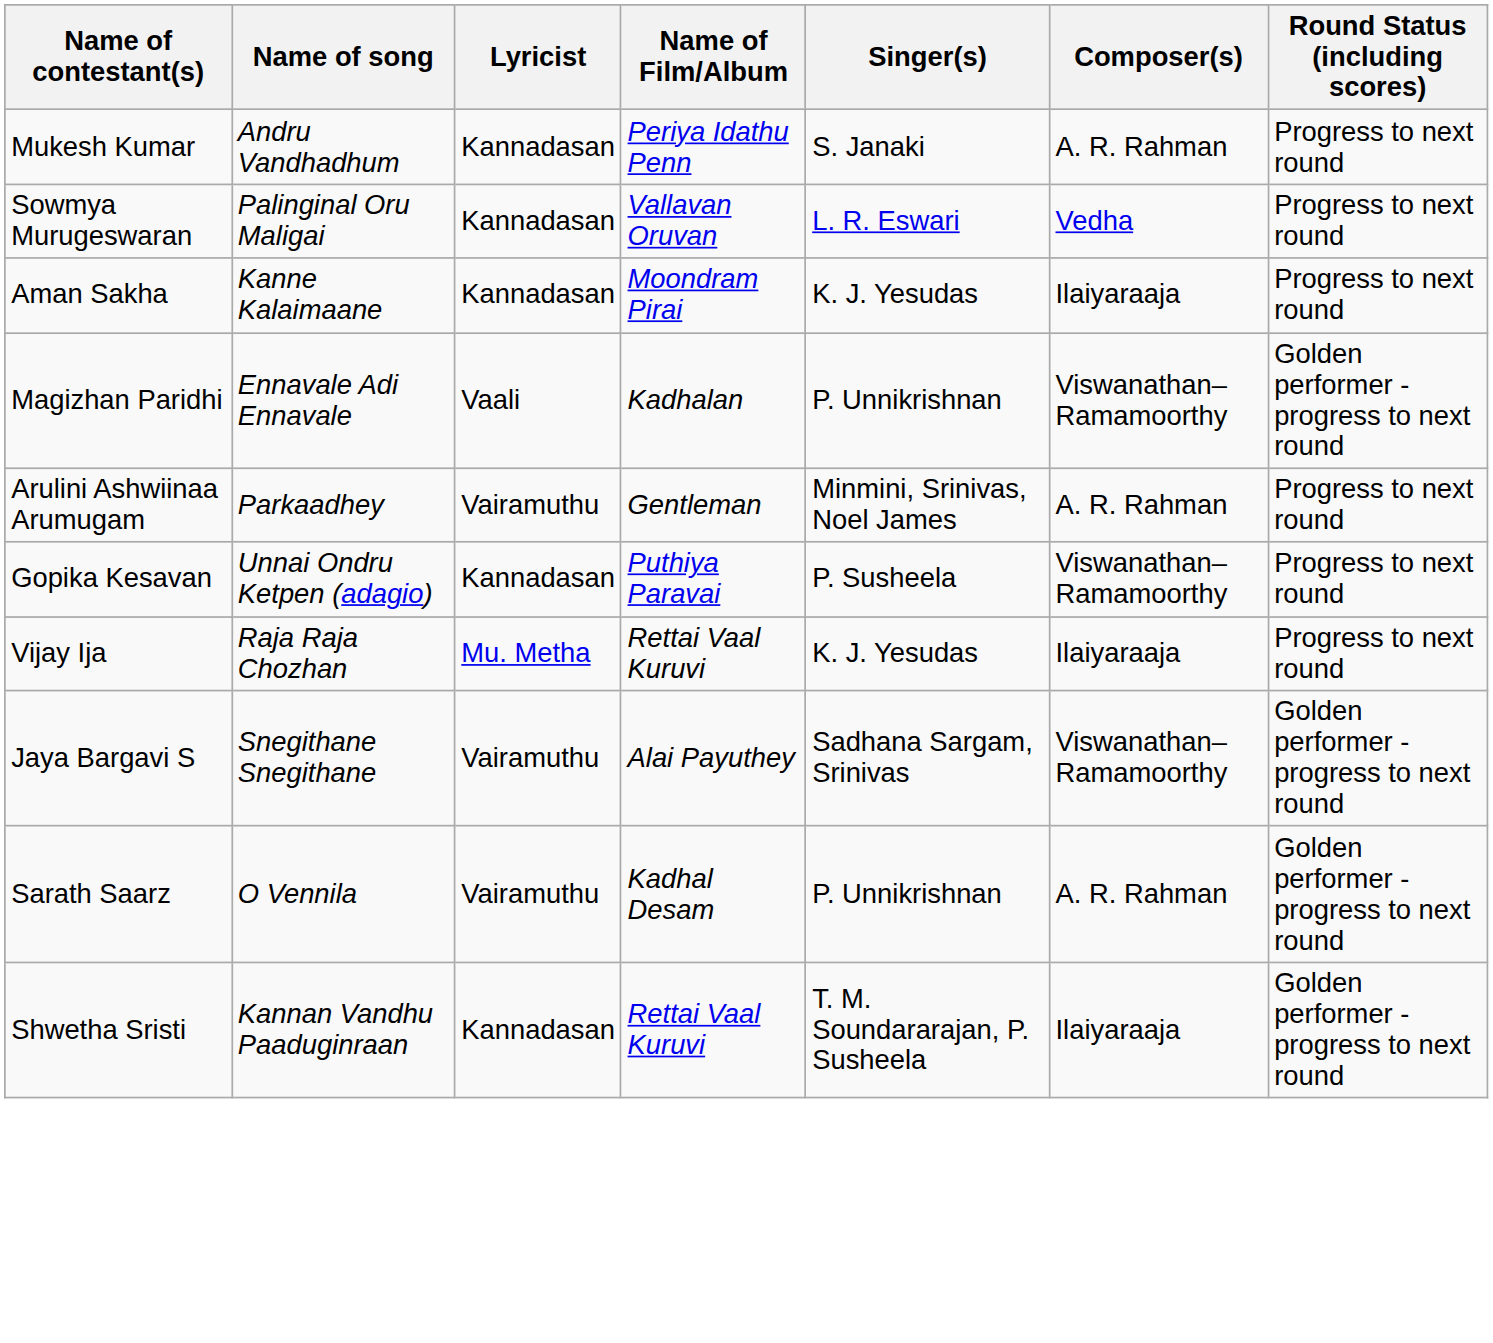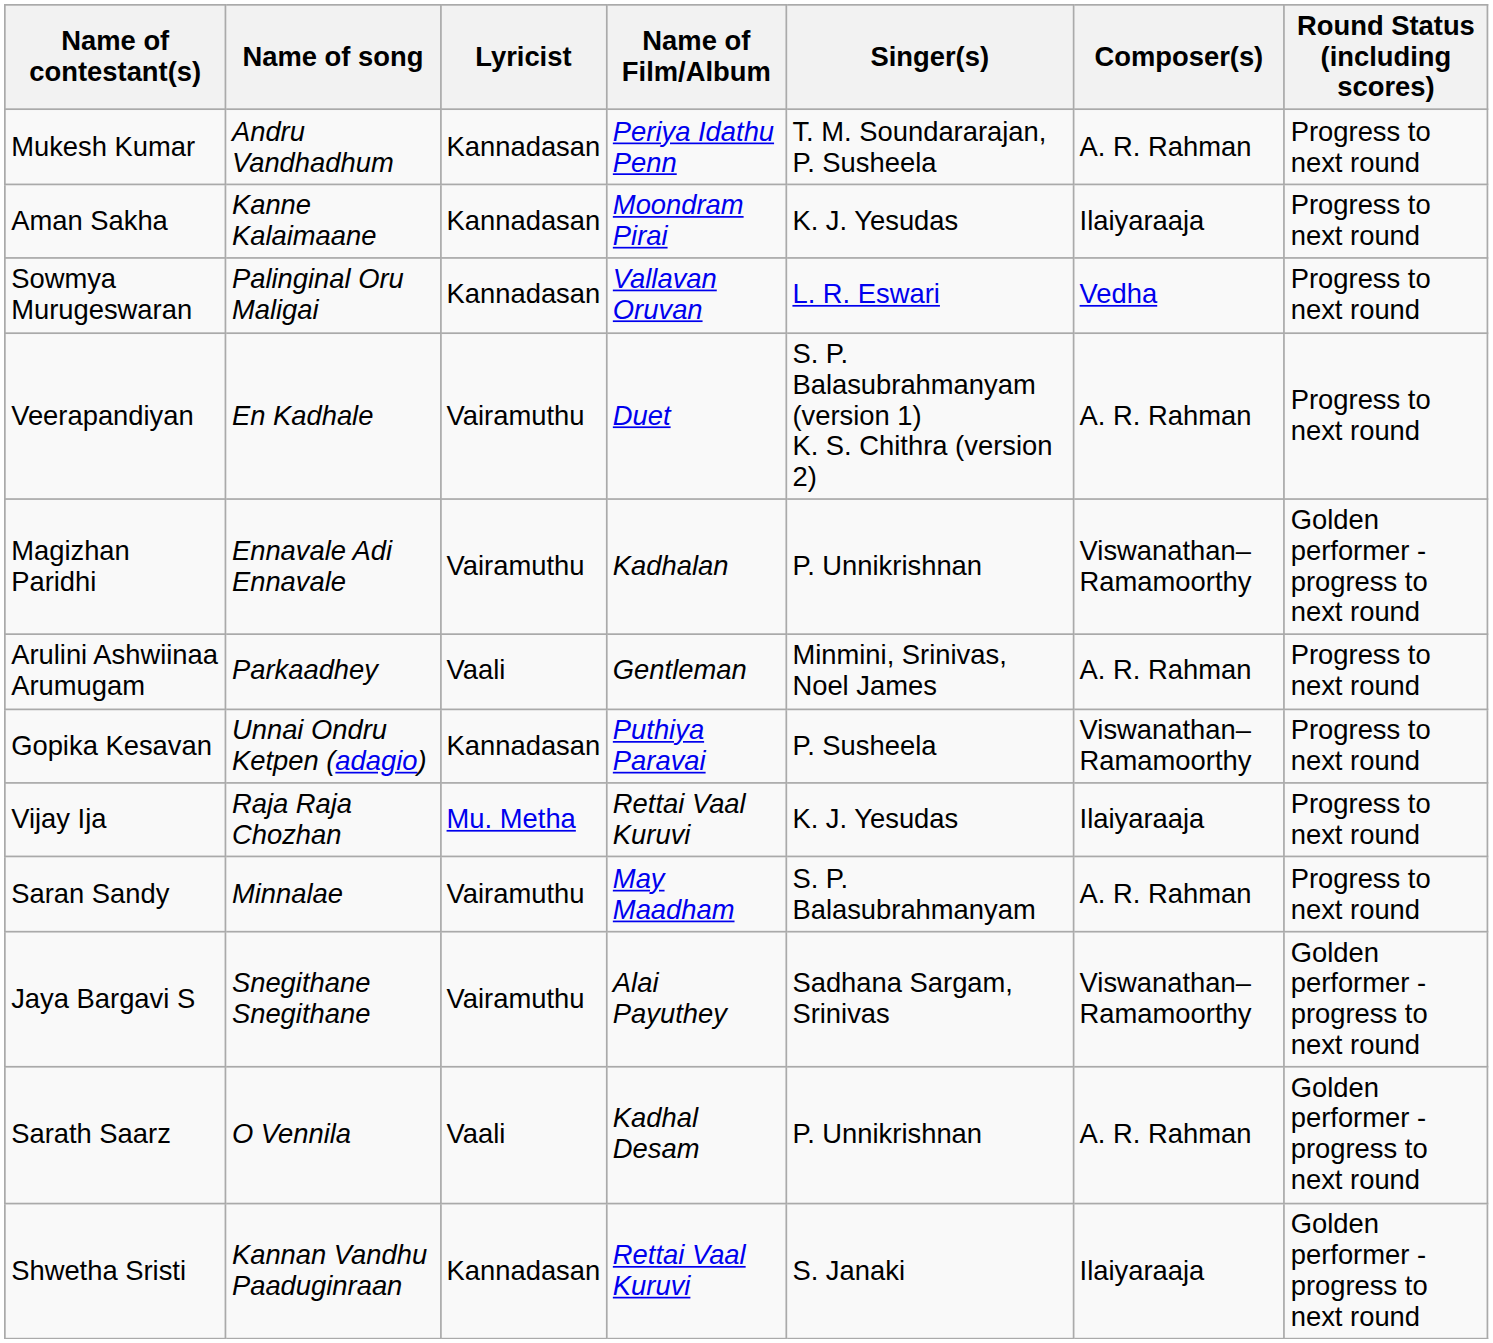(868, 146) S. Janaki -> (919, 146) T. M. Soundararajan, P. Susheela
rows swapped: (102, 220) <-> (89, 294)
+ row: (102, 415)
(491, 399) Vaali -> (516, 566) Vairamuthu
(530, 504) Vairamuthu -> (476, 671) Vaali
+ row: (90, 893)
(530, 893) Vairamuthu -> (476, 1134) Vaali
(921, 1029) T. M. Soundararajan, P. Susheela -> (849, 1270) S. Janaki
